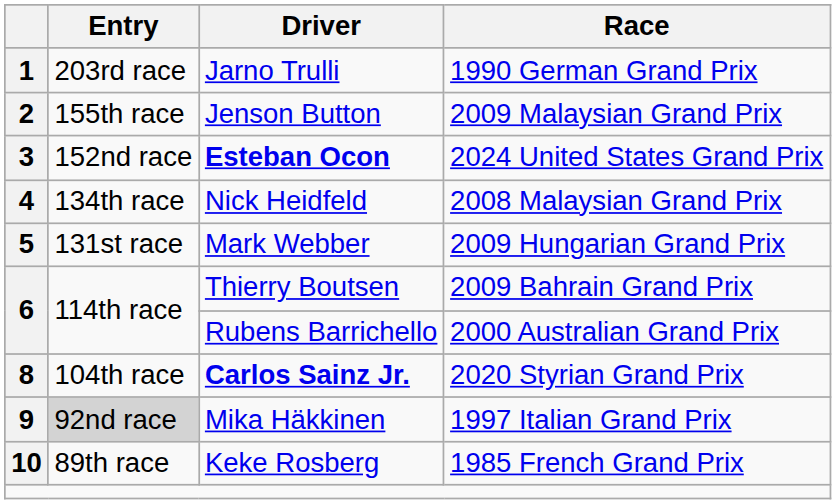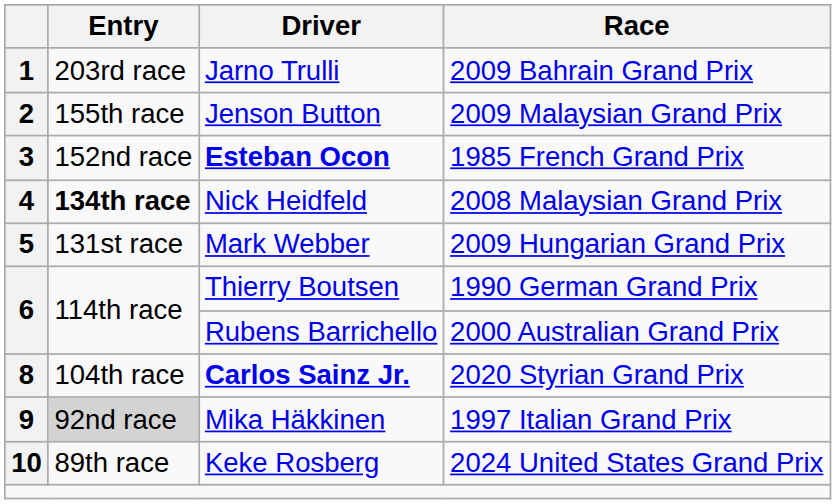(604, 69) 1990 German Grand Prix -> (602, 69) 2009 Bahrain Grand Prix
(637, 157) 2024 United States Grand Prix -> (597, 157) 1985 French Grand Prix
(120, 200) normal -> (123, 200) bold
(602, 288) 2009 Bahrain Grand Prix -> (604, 288) 1990 German Grand Prix
(597, 462) 1985 French Grand Prix -> (637, 462) 2024 United States Grand Prix
